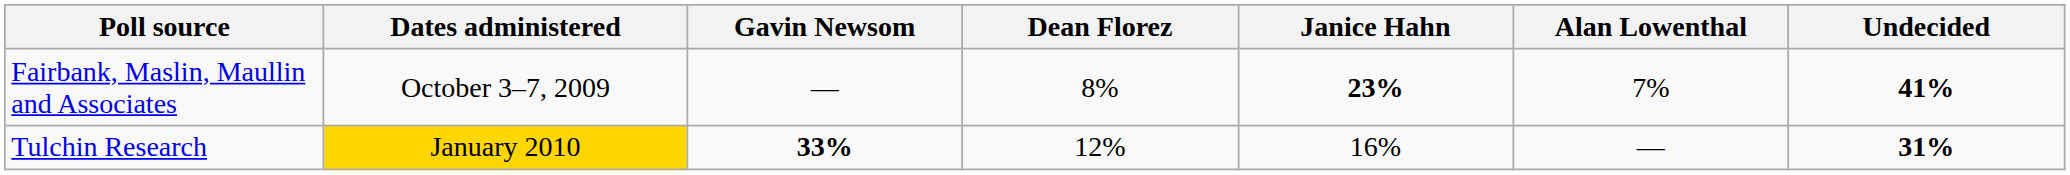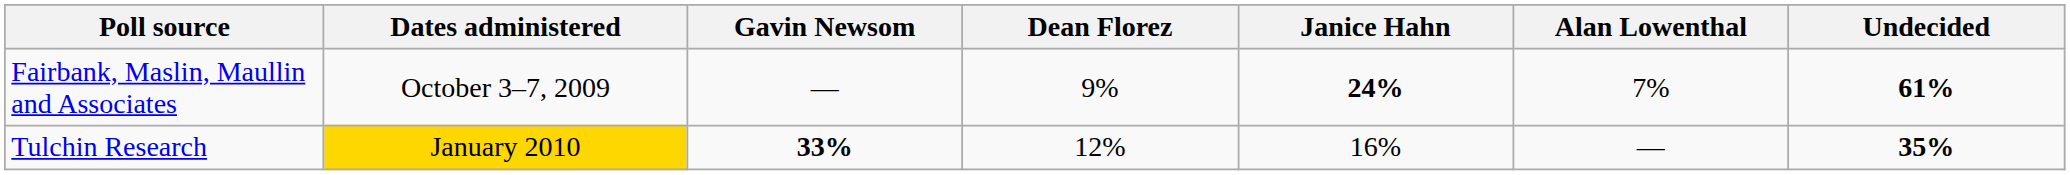(1100, 86) 8% -> (1100, 86) 9%
(1375, 86) 23% -> (1375, 86) 24%
(1926, 86) 41% -> (1926, 86) 61%
(1926, 147) 31% -> (1926, 147) 35%
